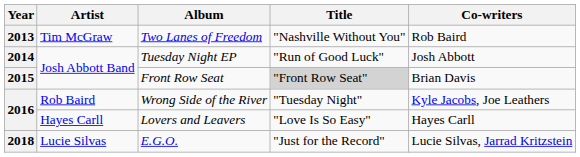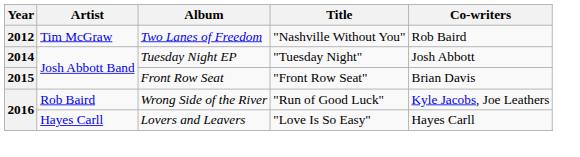(21, 36) 2013 -> (21, 36) 2012
(329, 57) "Run of Good Luck" -> (318, 57) "Tuesday Night"
(320, 78) lightgrey background -> (320, 78) no background
(318, 99) "Tuesday Night" -> (329, 99) "Run of Good Luck"
- row: (159, 141)
